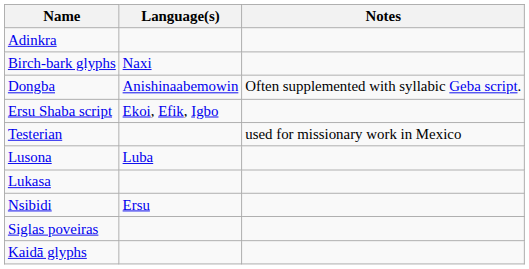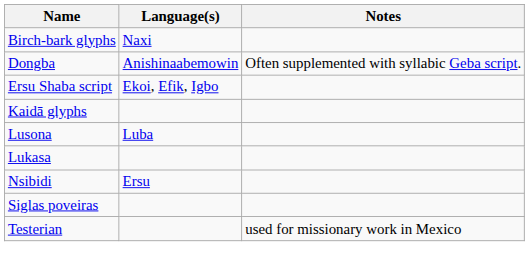- row: (32, 39)
rows swapped: (47, 252) <-> (35, 134)
